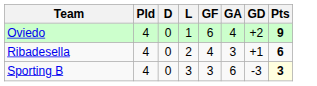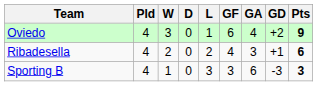+ column: (168, 14)
(280, 71) lightyellow background -> (301, 71) no background
